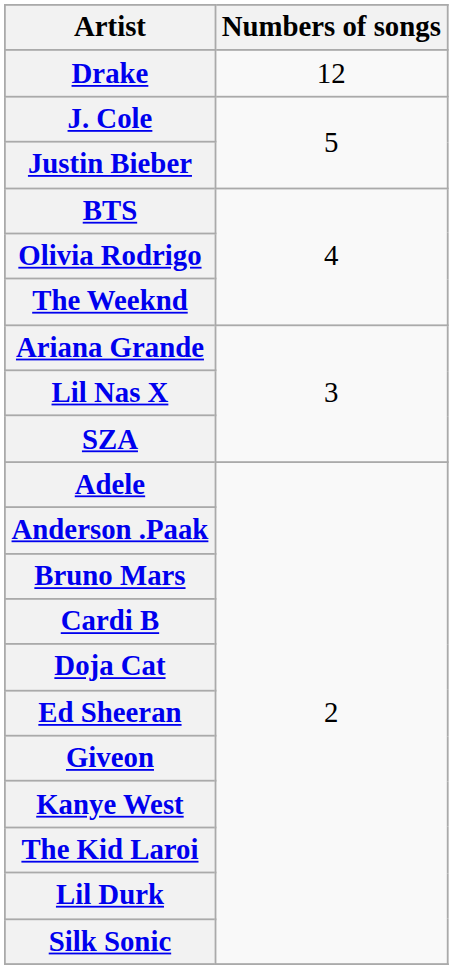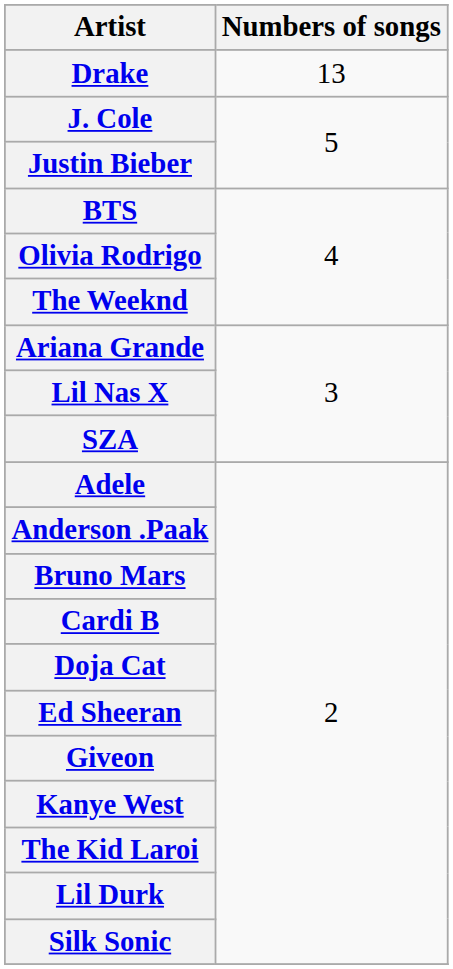(331, 73) 12 -> (331, 73) 13
